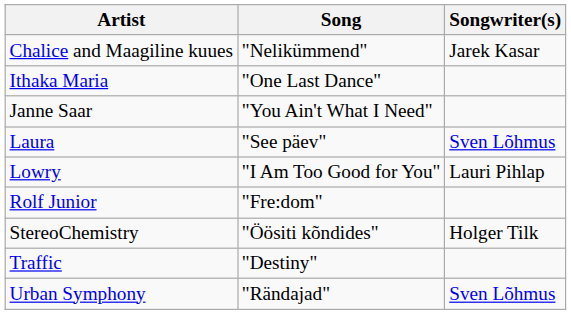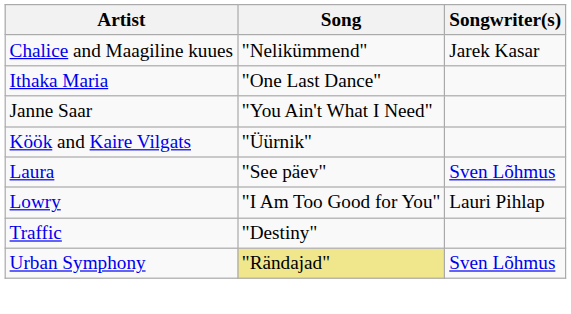+ row: (100, 141)
- row: (53, 202)
- row: (74, 232)
(286, 293) no background -> (286, 263) khaki background
